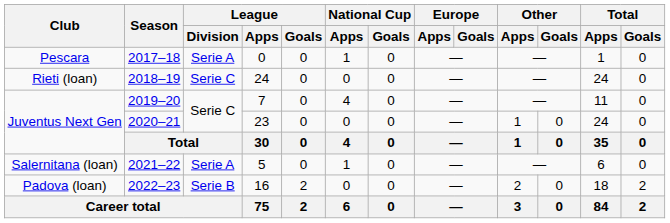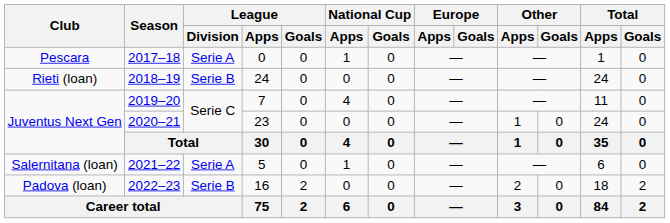(213, 79) Serie C -> (213, 79) Serie B
